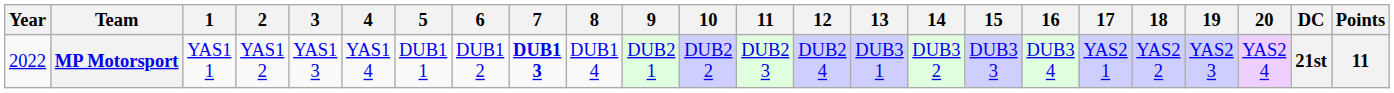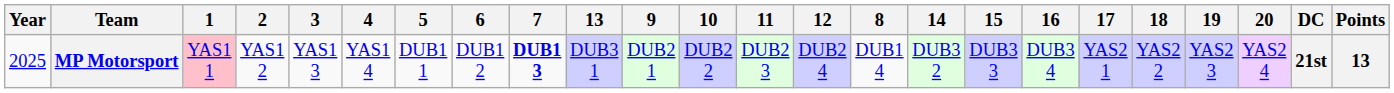columns swapped: (594, 19) <-> (879, 19)
(28, 60) 2022 -> (28, 60) 2025
(209, 60) no background -> (209, 60) pink background
(1360, 60) 11 -> (1360, 60) 13
